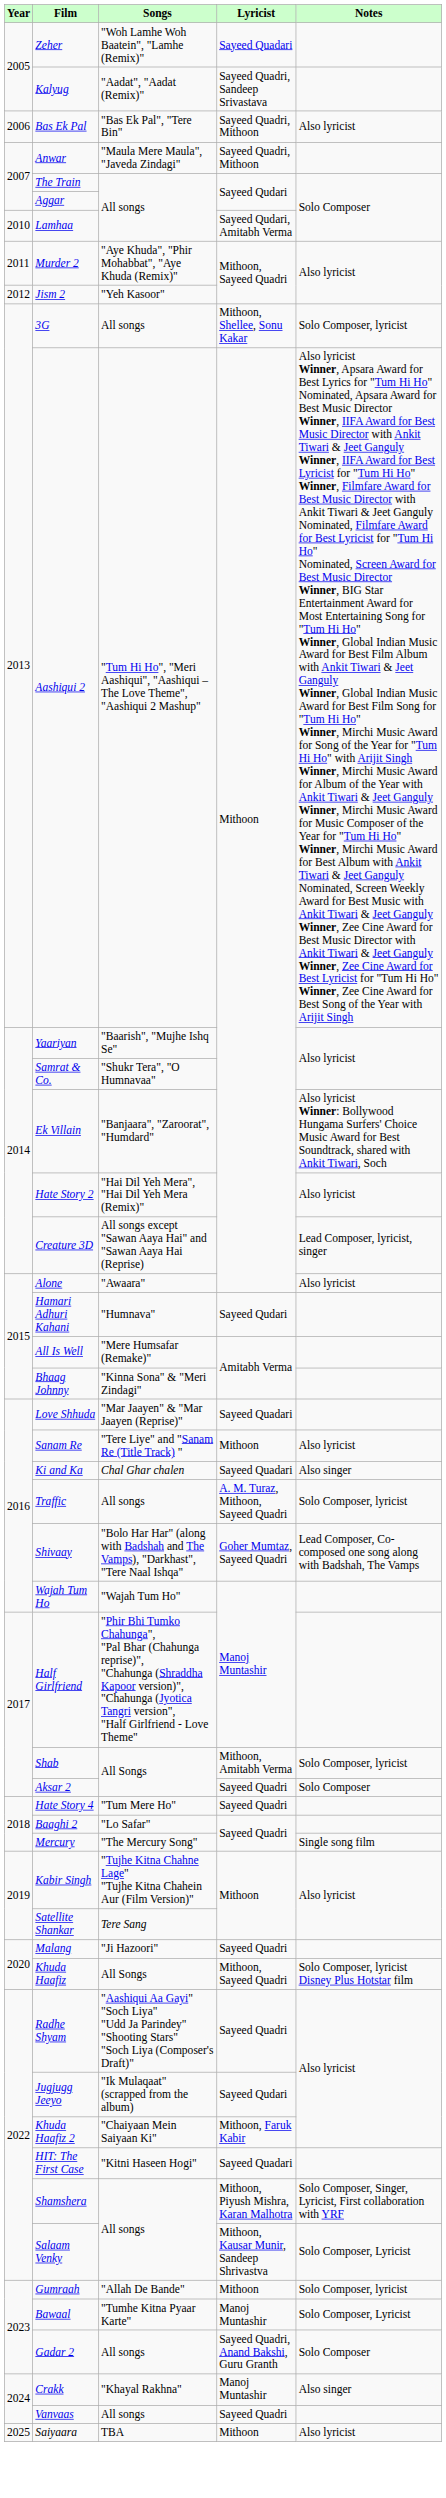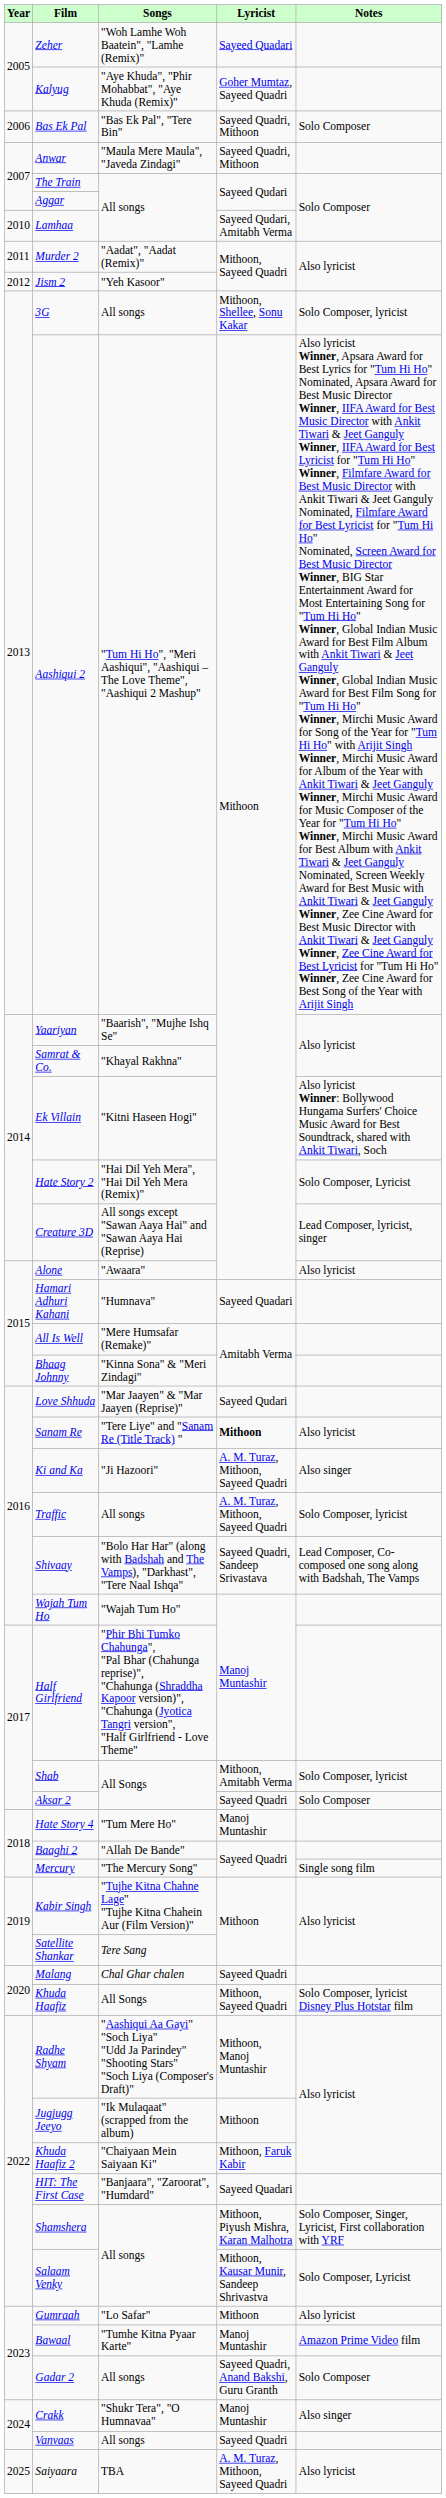(138, 89) "Aadat", "Aadat (Remix)" -> (146, 89) "Aye Khuda", "Phir Mohabbat", "Aye Khuda (Remix)"
(255, 89) Sayeed Quadri, Sandeep Srivastava -> (256, 89) Goher Mumtaz, Sayeed Quadri
(327, 126) Also lyricist -> (334, 126) Solo Composer
(146, 263) "Aye Khuda", "Phir Mohabbat", "Aye Khuda (Remix)" -> (138, 256) "Aadat", "Aadat (Remix)"
(140, 1074) "Shukr Tera", "O Humnavaa" -> (141, 1061) "Khayal Rakhna"
(155, 1131) "Banjaara", "Zaroorat", "Humdard" -> (149, 1118) "Kitni Haseen Hogi"
(327, 1194) Also lyricist -> (355, 1181) Solo Composer, Lyricist
(253, 1314) Sayeed Qudari -> (256, 1301) Sayeed Quadari
(256, 1414) Sayeed Quadari -> (253, 1401) Sayeed Qudari
(239, 1445) normal -> (240, 1432) bold
(143, 1470) Chal Ghar chalen -> (130, 1470) "Ji Hazoori"
(256, 1470) Sayeed Quadari -> (253, 1470) A. M. Turaz, Mithoon, Sayeed Quadri
(256, 1552) Goher Mumtaz, Sayeed Quadri -> (255, 1565) Sayeed Quadri, Sandeep Srivastava
(253, 1805) Sayeed Quadri -> (243, 1825) Manoj Muntashir
(126, 1824) "Lo Safar" -> (143, 1850) "Allah De Bande"
(130, 1949) "Ji Hazoori" -> (143, 1975) Chal Ghar chalen
(253, 2030) Sayeed Quadri -> (243, 2056) Mithoon, Manoj Muntashir
(253, 2094) Sayeed Qudari -> (239, 2120) Mithoon
(149, 2163) "Kitni Haseen Hogi" -> (155, 2189) "Banjaara", "Zaroorat", "Humdard"
(143, 2289) "Allah De Bande" -> (126, 2315) "Lo Safar"
(353, 2289) Solo Composer, lyricist -> (327, 2315) Also lyricist
(355, 2314) Solo Composer, Lyricist -> (359, 2340) Amazon Prime Video film
(141, 2389) "Khayal Rakhna" -> (140, 2415) "Shukr Tera", "O Humnavaa"
(239, 2432) Mithoon -> (253, 2471) A. M. Turaz, Mithoon, Sayeed Quadri
